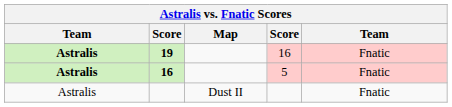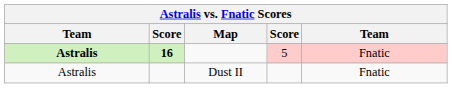- row: (167, 53)
